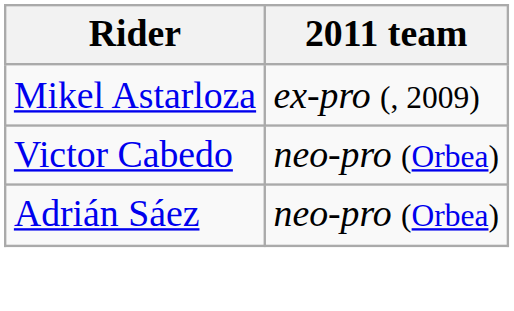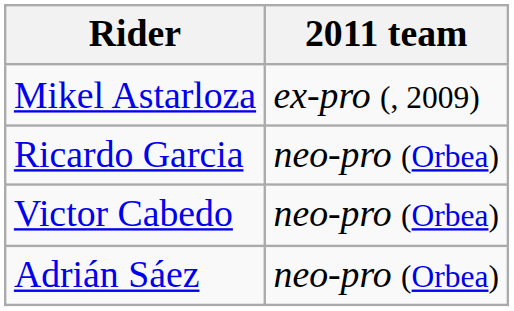+ row: (129, 154)
